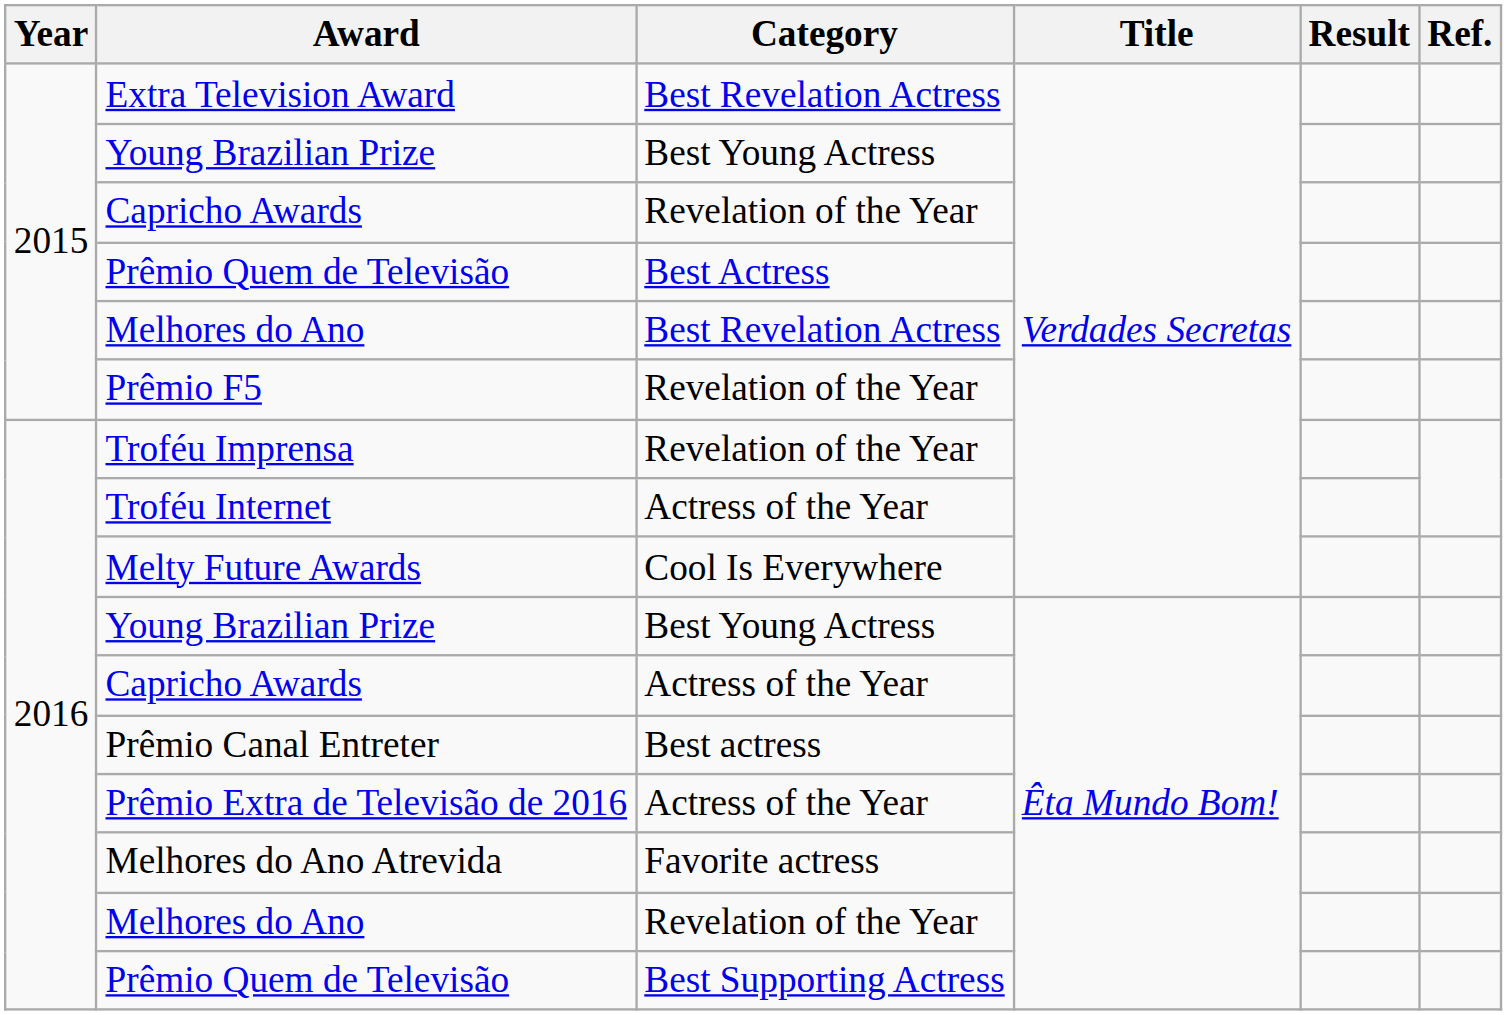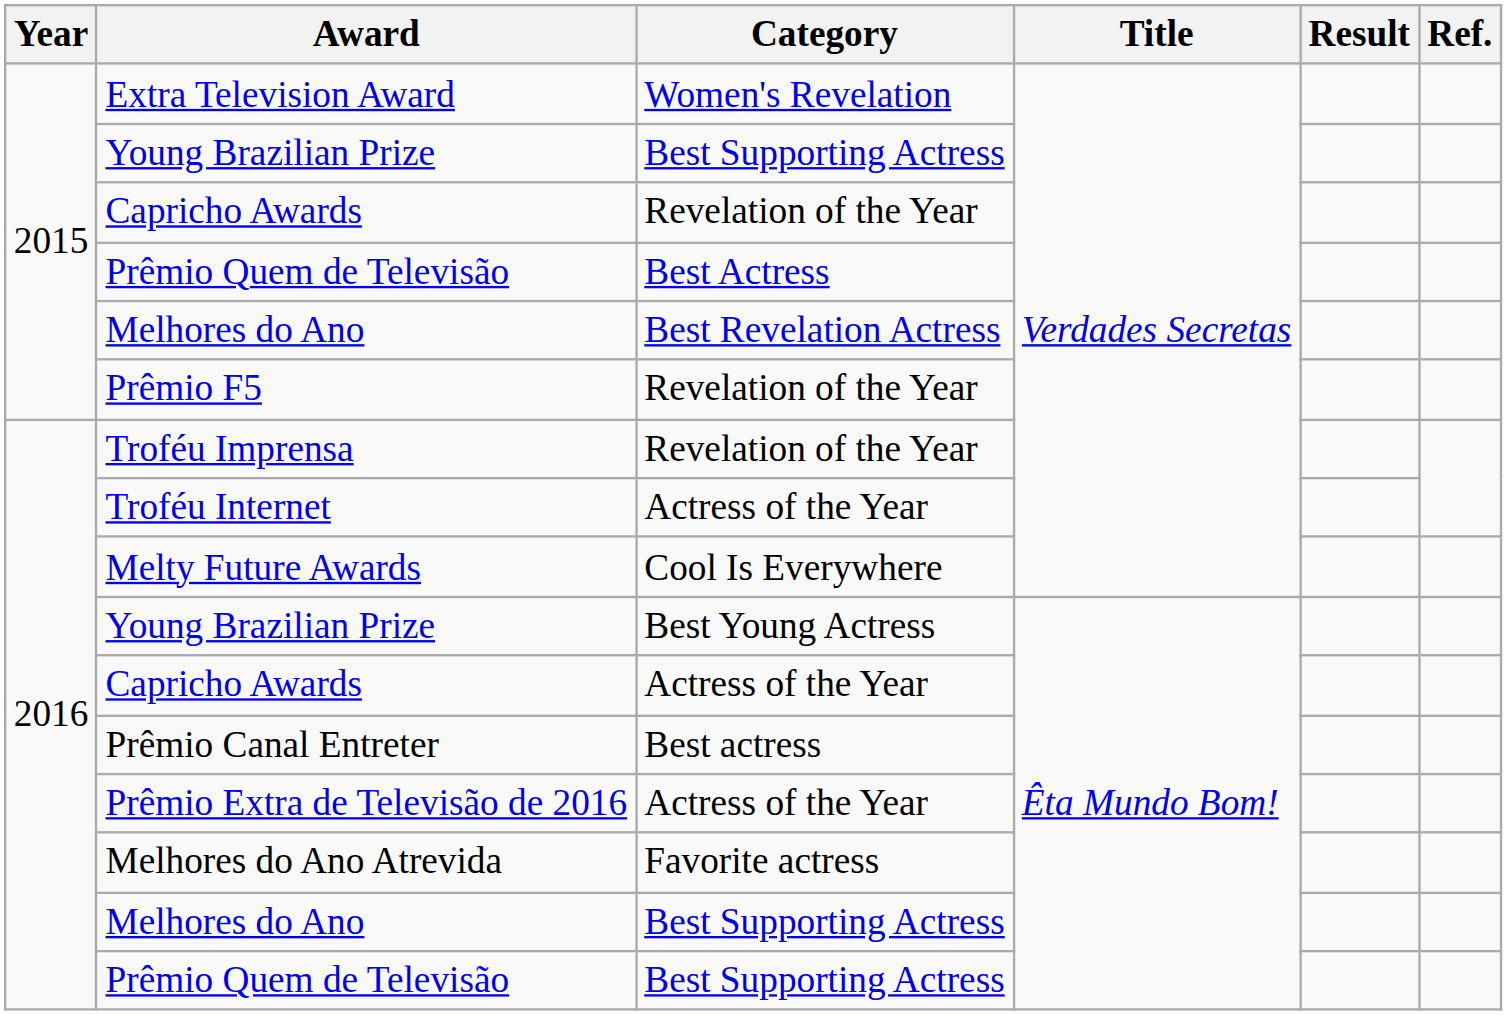(822, 93) Best Revelation Actress -> (798, 93) Women's Revelation
(790, 152) Best Young Actress -> (824, 152) Best Supporting Actress
(811, 920) Revelation of the Year -> (824, 920) Best Supporting Actress
